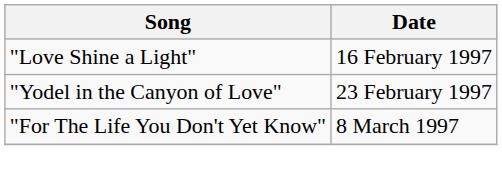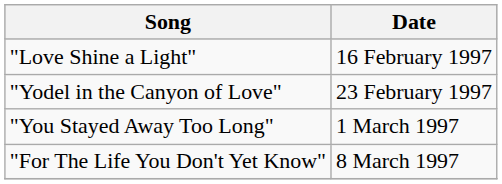+ row: (142, 126)
